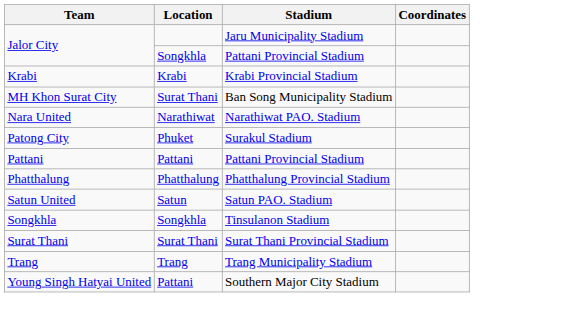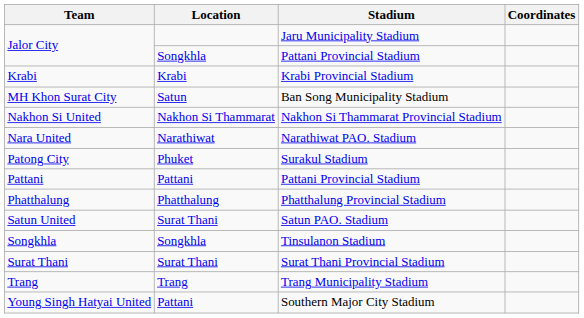(187, 96) Surat Thani -> (172, 96) Satun
+ row: (54, 117)
(172, 199) Satun -> (187, 220) Surat Thani
